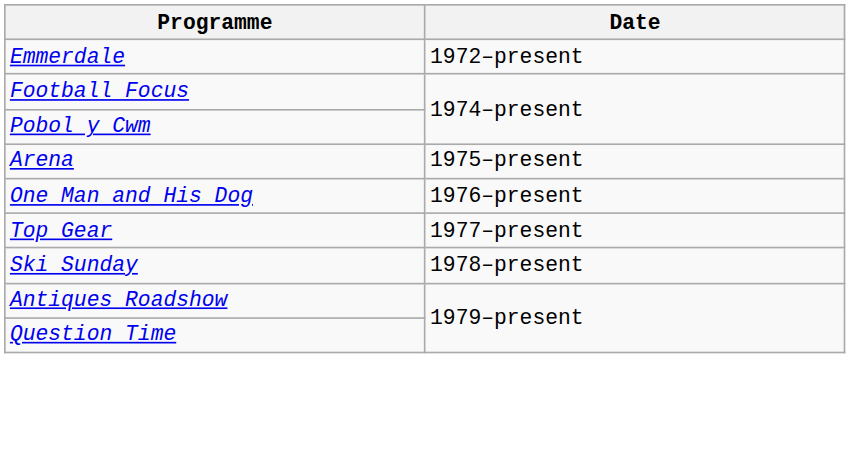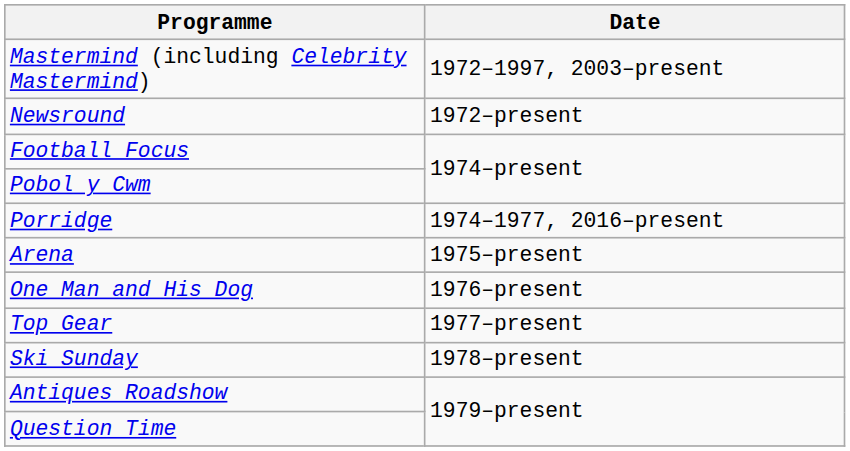- row: (67, 57)
+ row: (208, 69)
+ row: (67, 116)
+ row: (61, 221)
